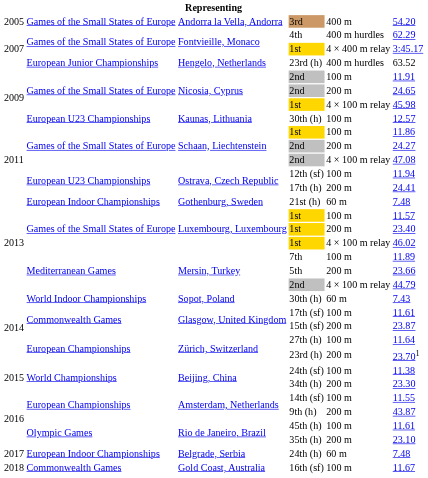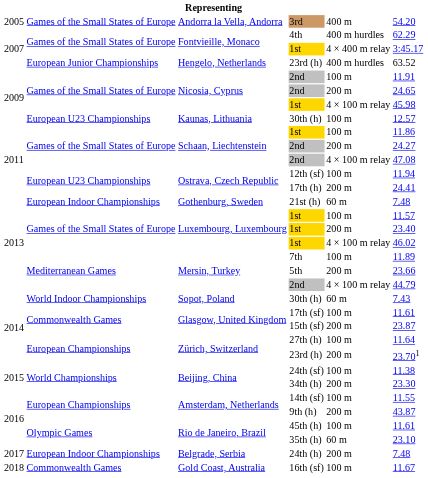(339, 440) 200 m -> (337, 440) 60 m
(337, 453) 60 m -> (339, 453) 200 m
